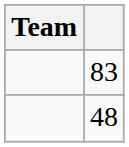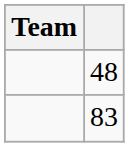rows swapped: (104, 72) <-> (104, 117)
